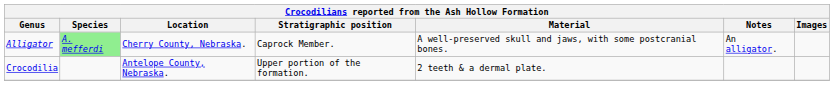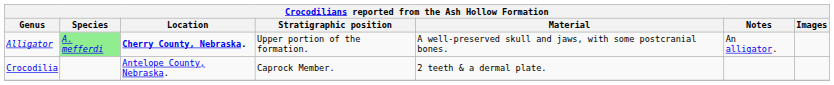(184, 44) normal -> (184, 44) bold
(296, 44) Caprock Member. -> (309, 44) Upper portion of the formation.
(309, 68) Upper portion of the formation. -> (296, 68) Caprock Member.
